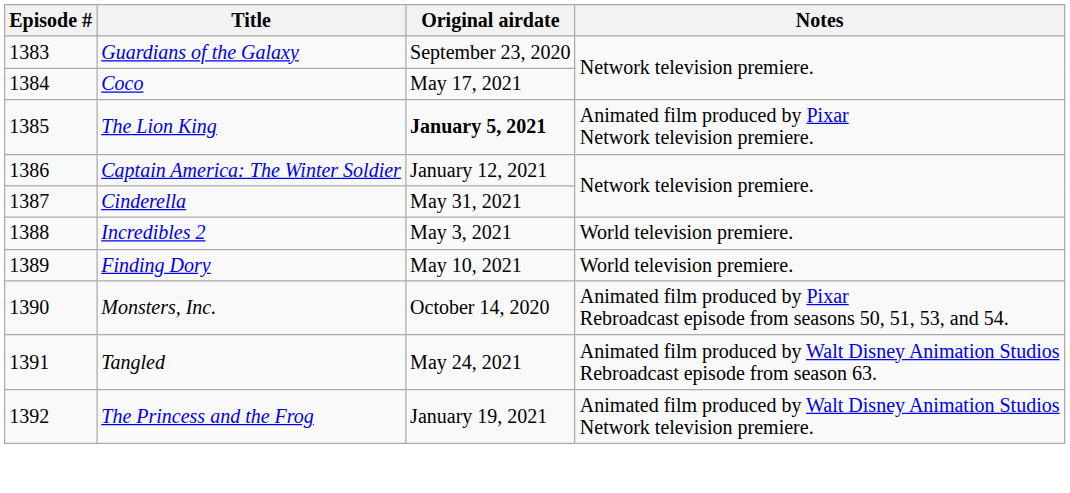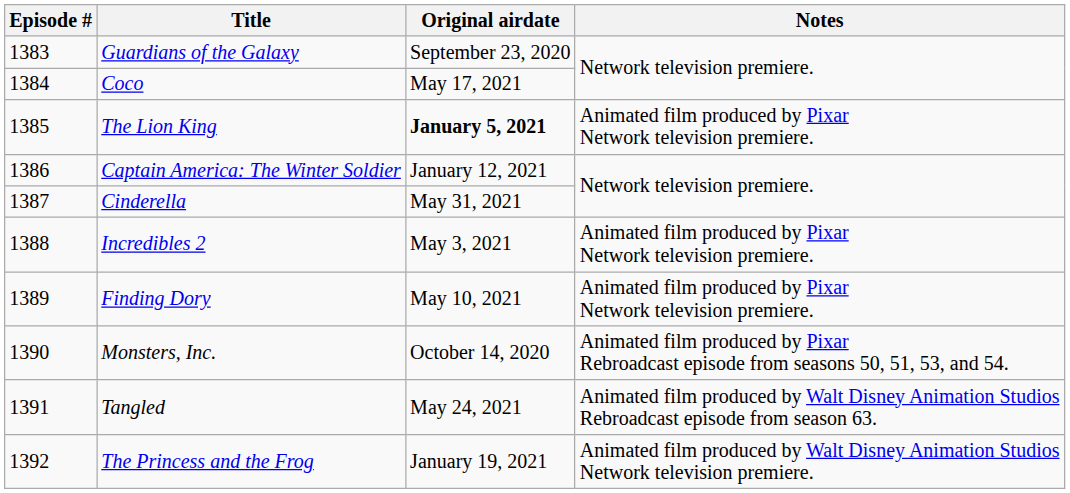(686, 233) World television premiere. -> (714, 244) Animated film produced by Pixar Network television premiere.
(686, 264) World television premiere. -> (714, 298) Animated film produced by Pixar Network television premiere.
